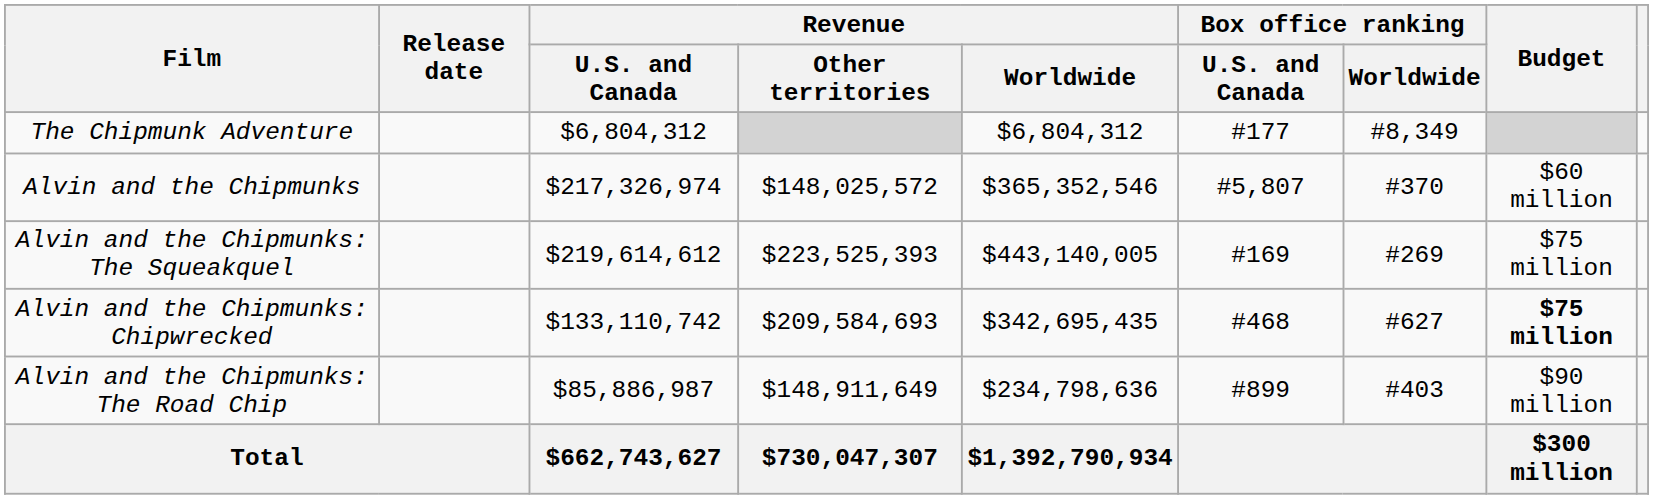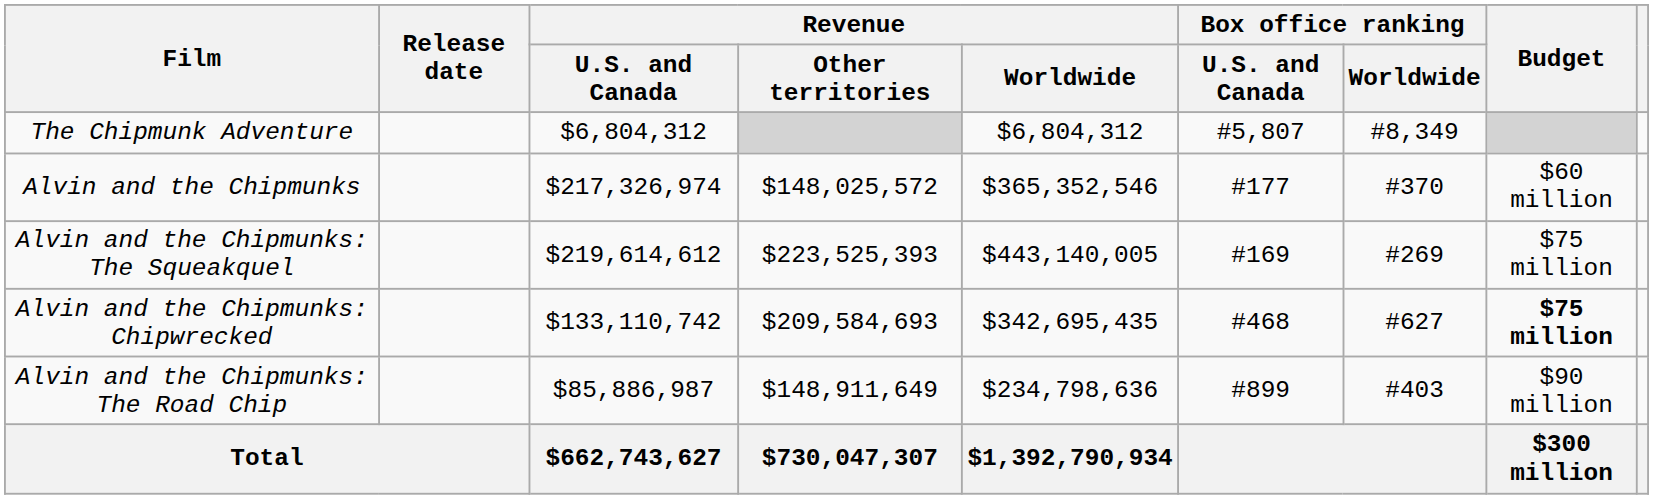(1261, 133) #177 -> (1261, 133) #5,807
(1261, 187) #5,807 -> (1261, 187) #177
